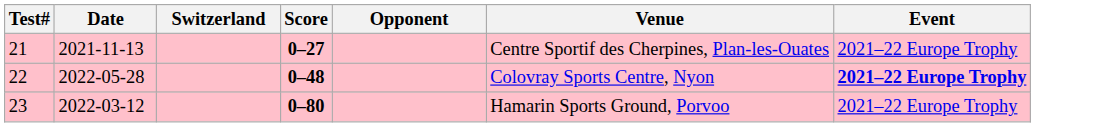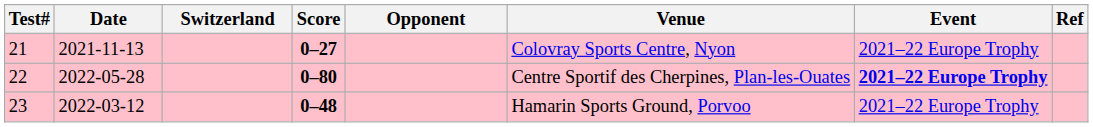+ column: (1070, 19)
(660, 48) Centre Sportif des Cherpines, Plan-les-Ouates -> (623, 48) Colovray Sports Centre, Nyon
(306, 77) 0–48 -> (319, 77) 0–80
(602, 77) Colovray Sports Centre, Nyon -> (681, 77) Centre Sportif des Cherpines, Plan-les-Ouates
(306, 106) 0–80 -> (319, 106) 0–48
